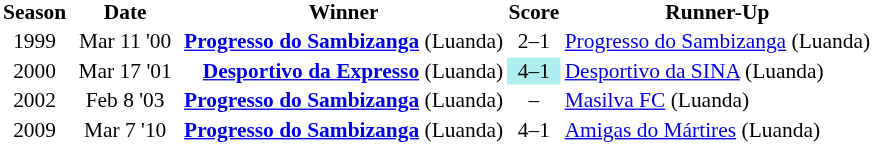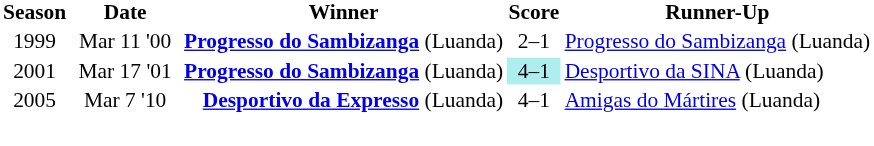(35, 70) 2000 -> (35, 70) 2001
(353, 70) Desportivo da Expresso (Luanda) -> (344, 70) Progresso do Sambizanga (Luanda)
- row: (125, 100)
(35, 129) 2009 -> (35, 100) 2005
(344, 129) Progresso do Sambizanga (Luanda) -> (353, 100) Desportivo da Expresso (Luanda)
